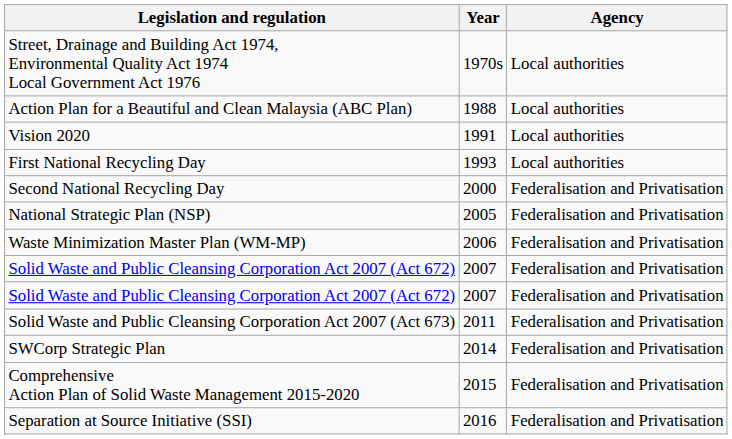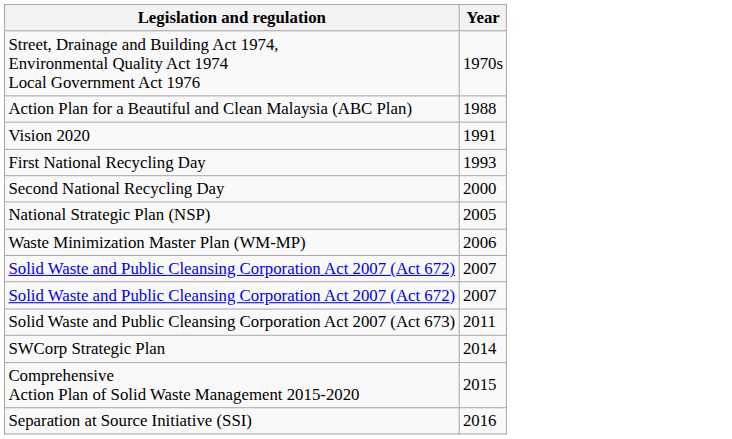- column: (617, 17)
